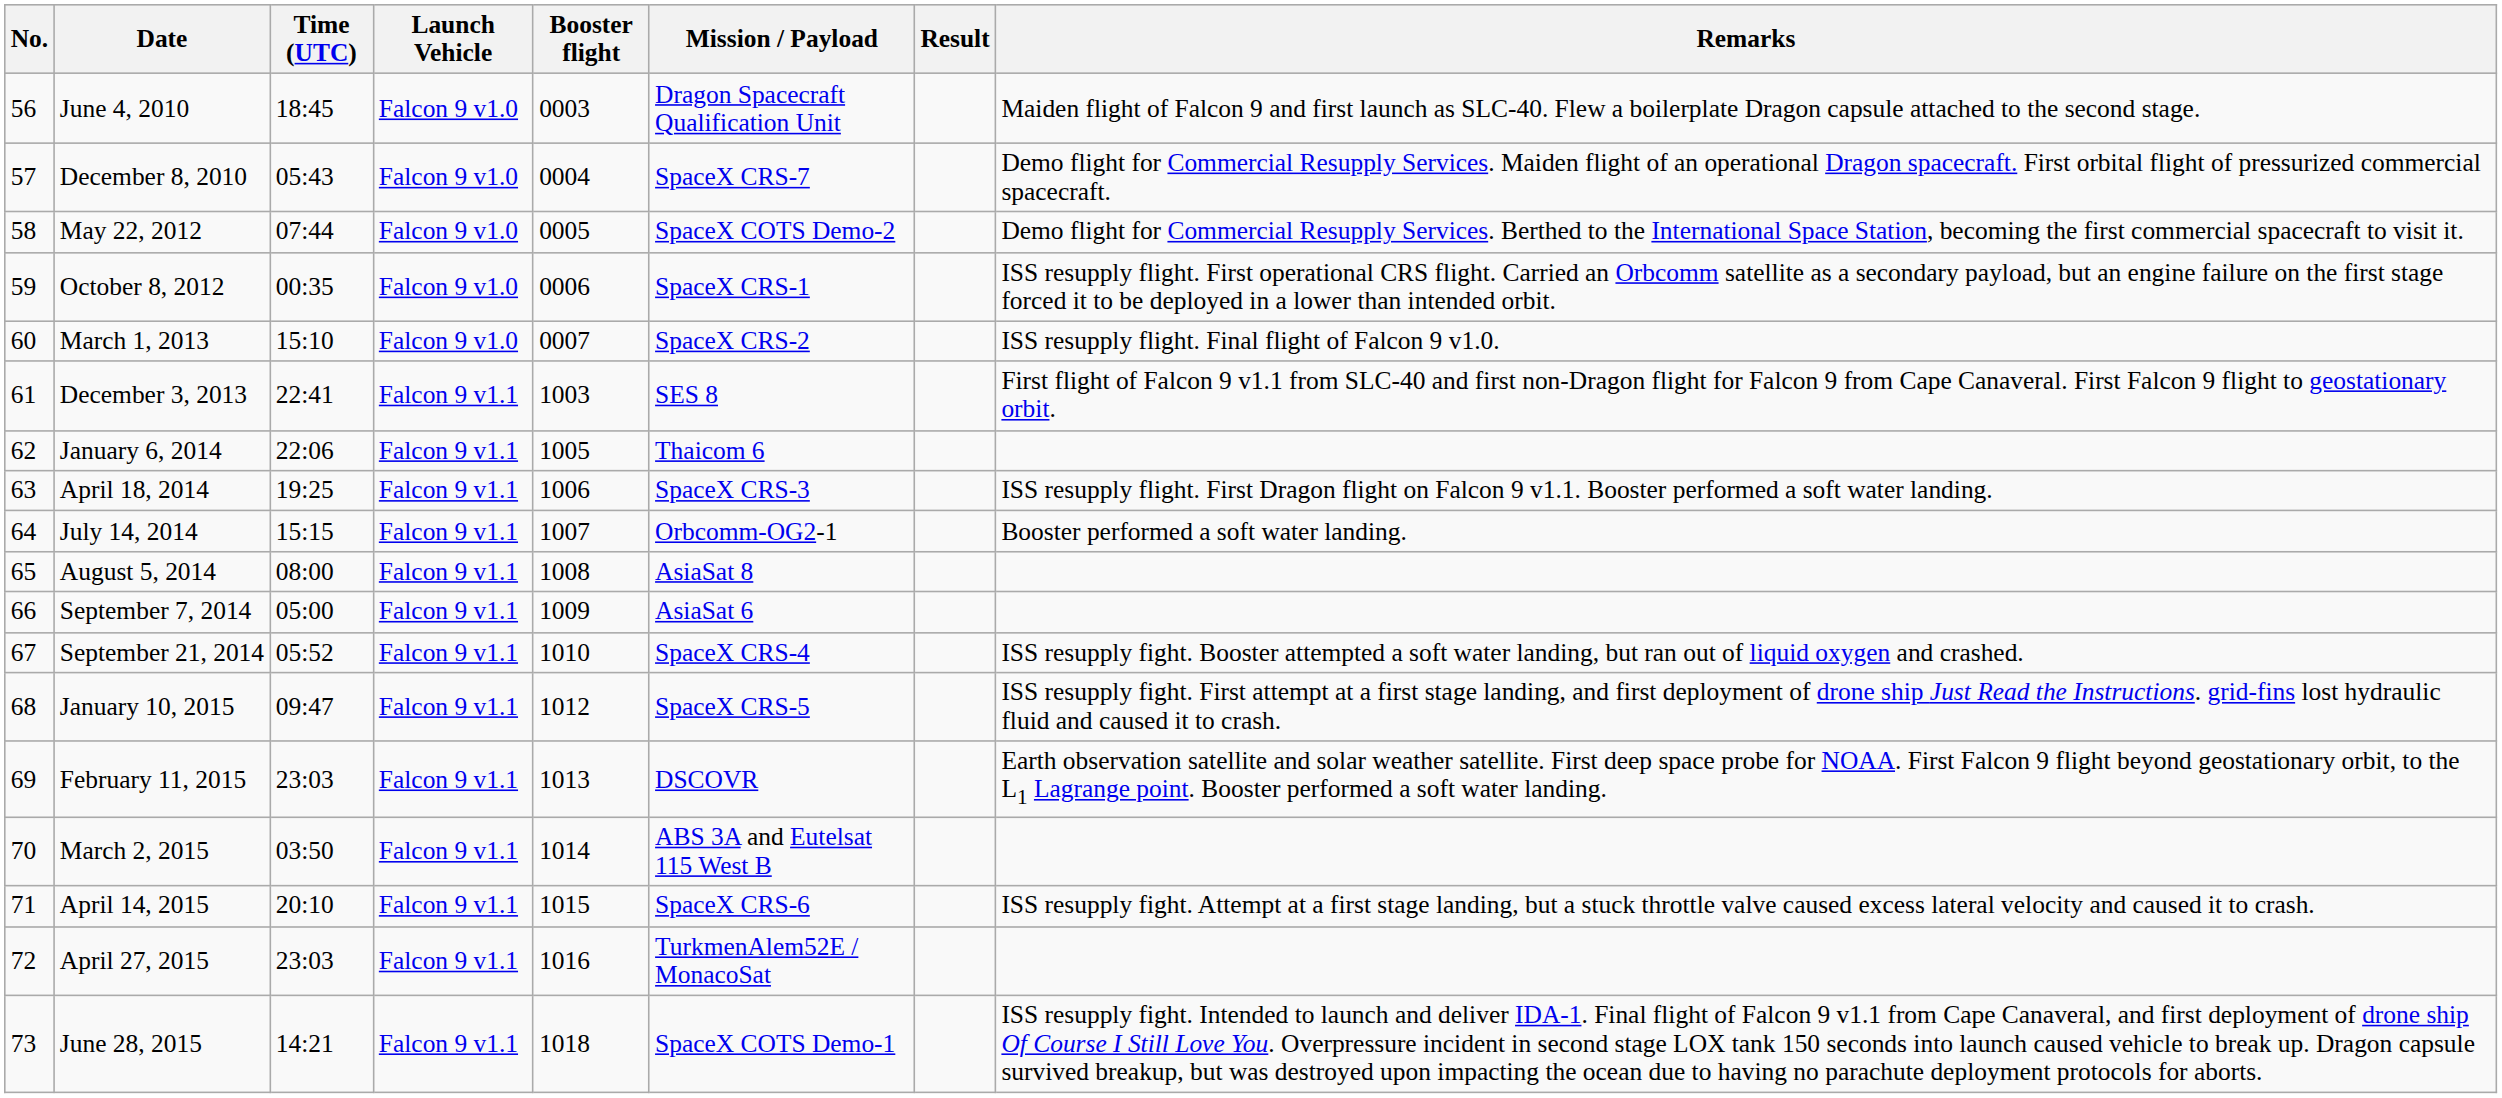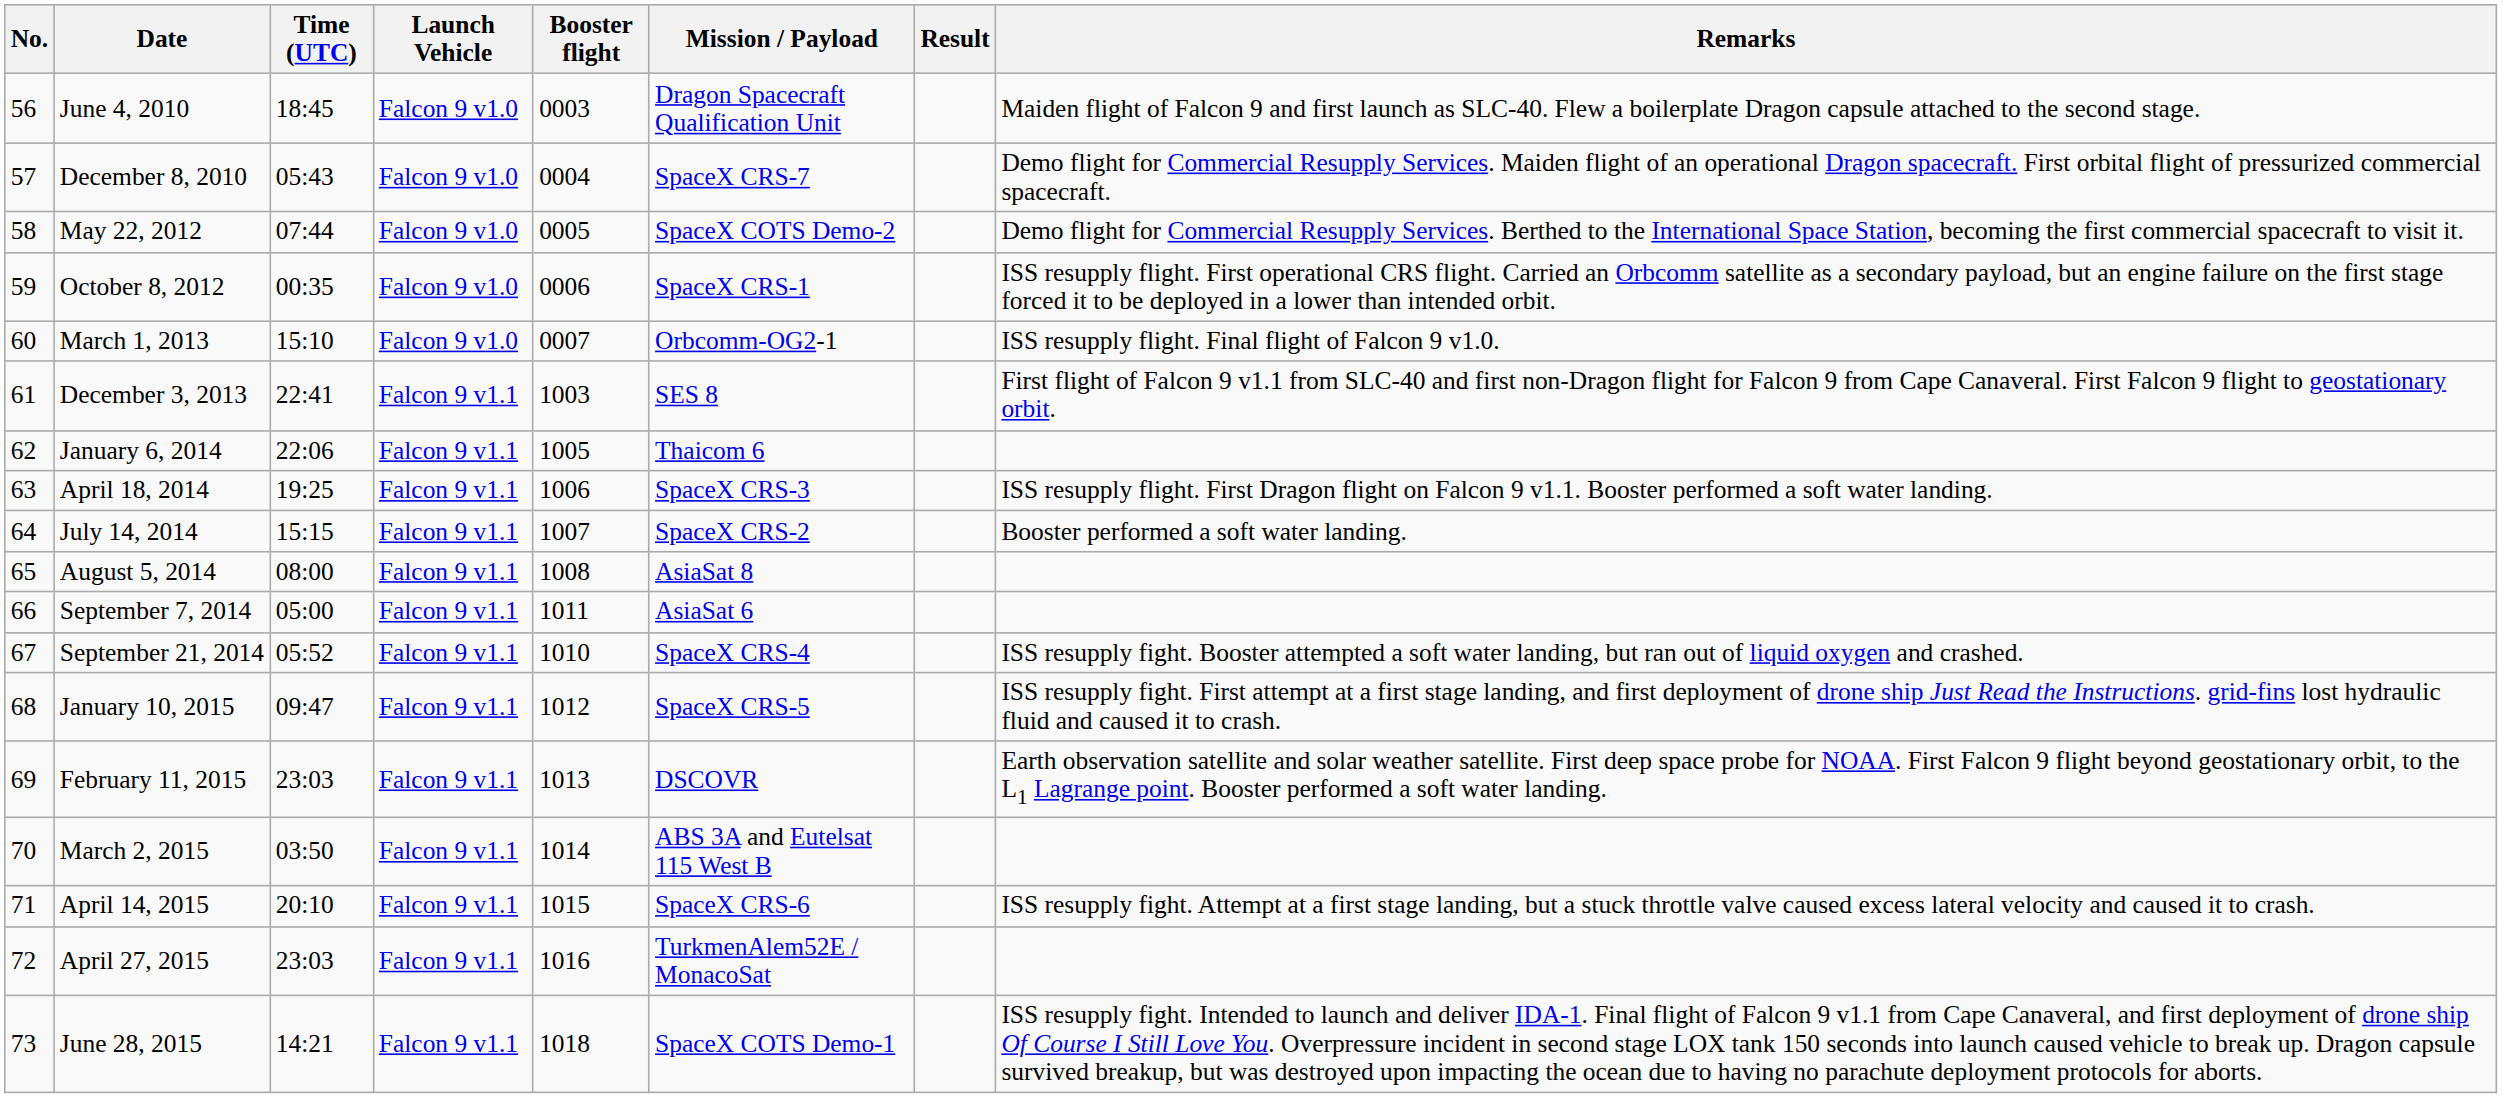(732, 340) SpaceX CRS-2 -> (746, 340) Orbcomm-OG2-1
(746, 530) Orbcomm-OG2-1 -> (732, 530) SpaceX CRS-2
(565, 611) 1009 -> (564, 611) 1011
